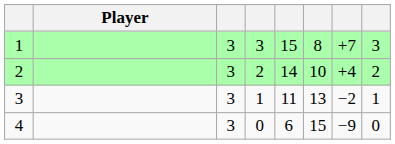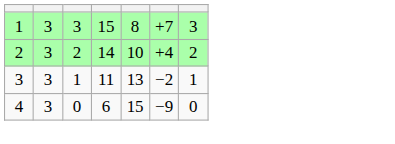- column: (125, 17)
